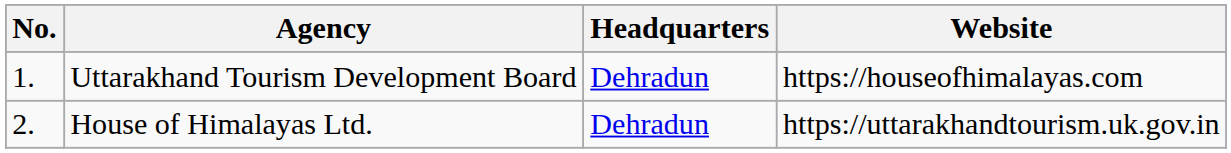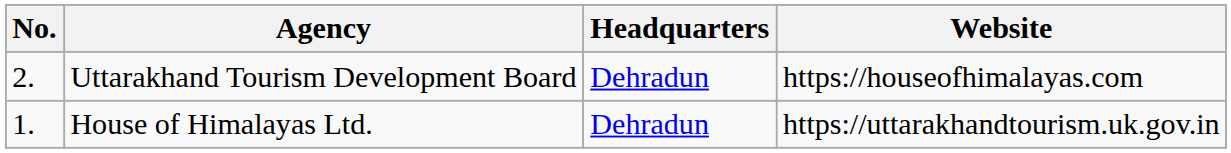(23, 76) 1. -> (23, 76) 2.
(23, 123) 2. -> (23, 123) 1.
